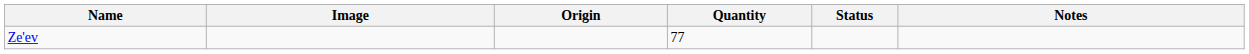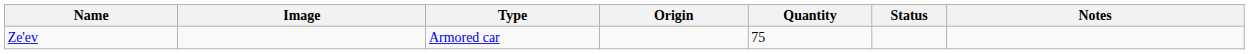+ column: (513, 15)
(678, 37) 77 -> (758, 37) 75
